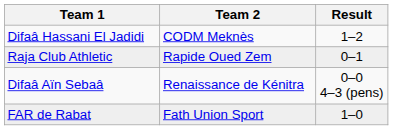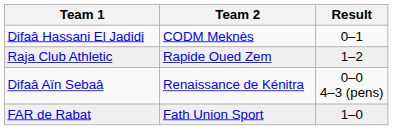(352, 36) 1–2 -> (352, 36) 0–1
(352, 57) 0–1 -> (352, 57) 1–2
